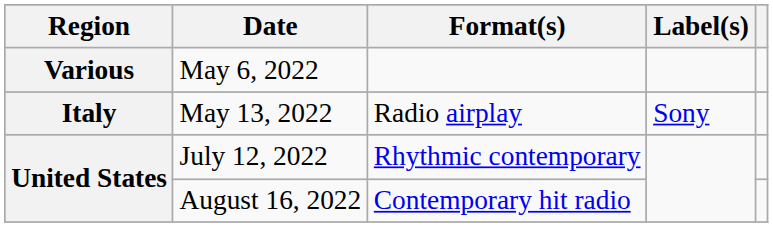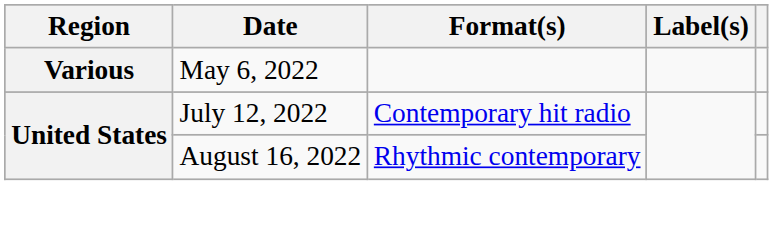- row: (256, 112)
(507, 156) Rhythmic contemporary -> (502, 112) Contemporary hit radio
(502, 199) Contemporary hit radio -> (507, 156) Rhythmic contemporary
